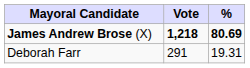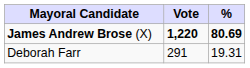(182, 33) 1,218 -> (182, 33) 1,220
